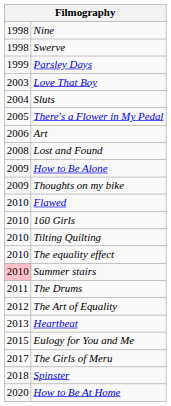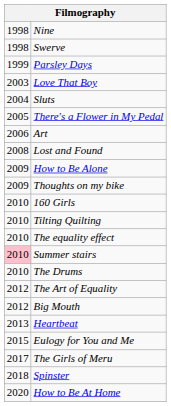- row: (50, 202)
(18, 289) 2011 -> (18, 271) 2010
+ row: (57, 306)
